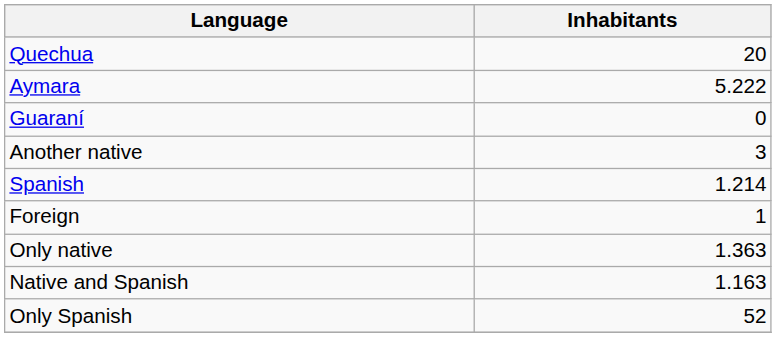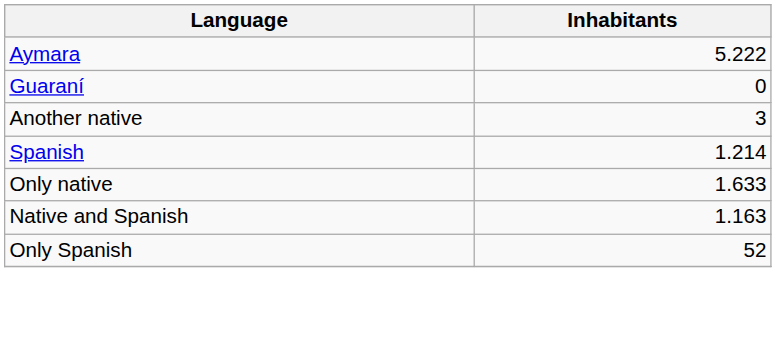- row: (51, 53)
- row: (44, 217)
(741, 250) 1.363 -> (741, 184) 1.633
